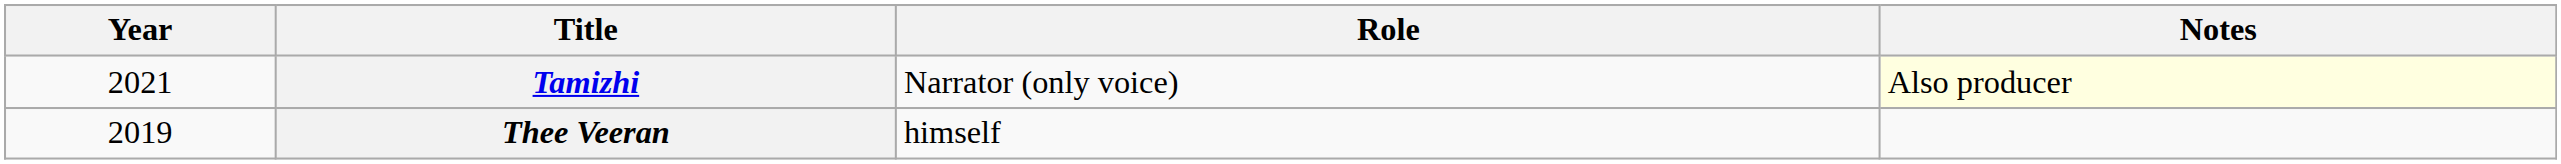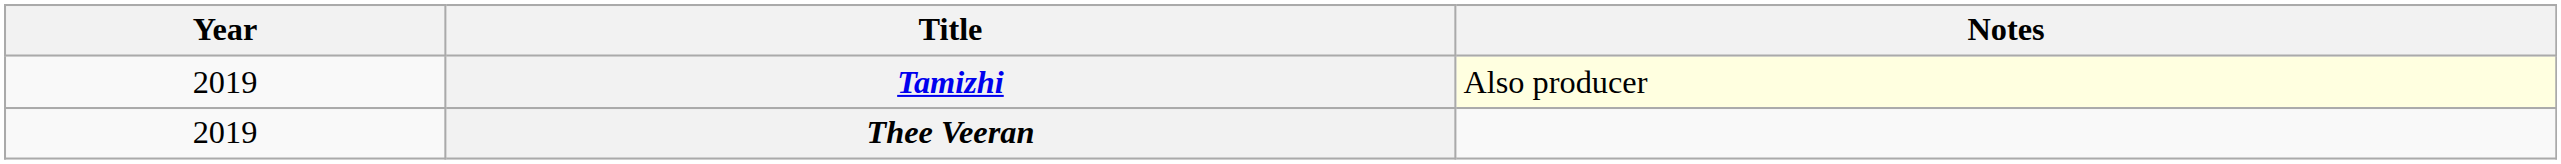- column: (1388, 30)
(140, 81) 2021 -> (225, 81) 2019
